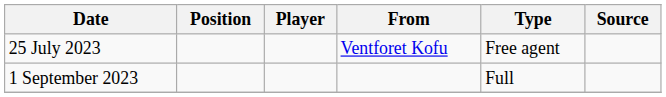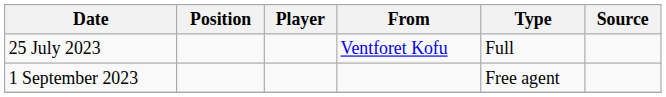(522, 48) Free agent -> (500, 48) Full
(500, 77) Full -> (522, 77) Free agent
